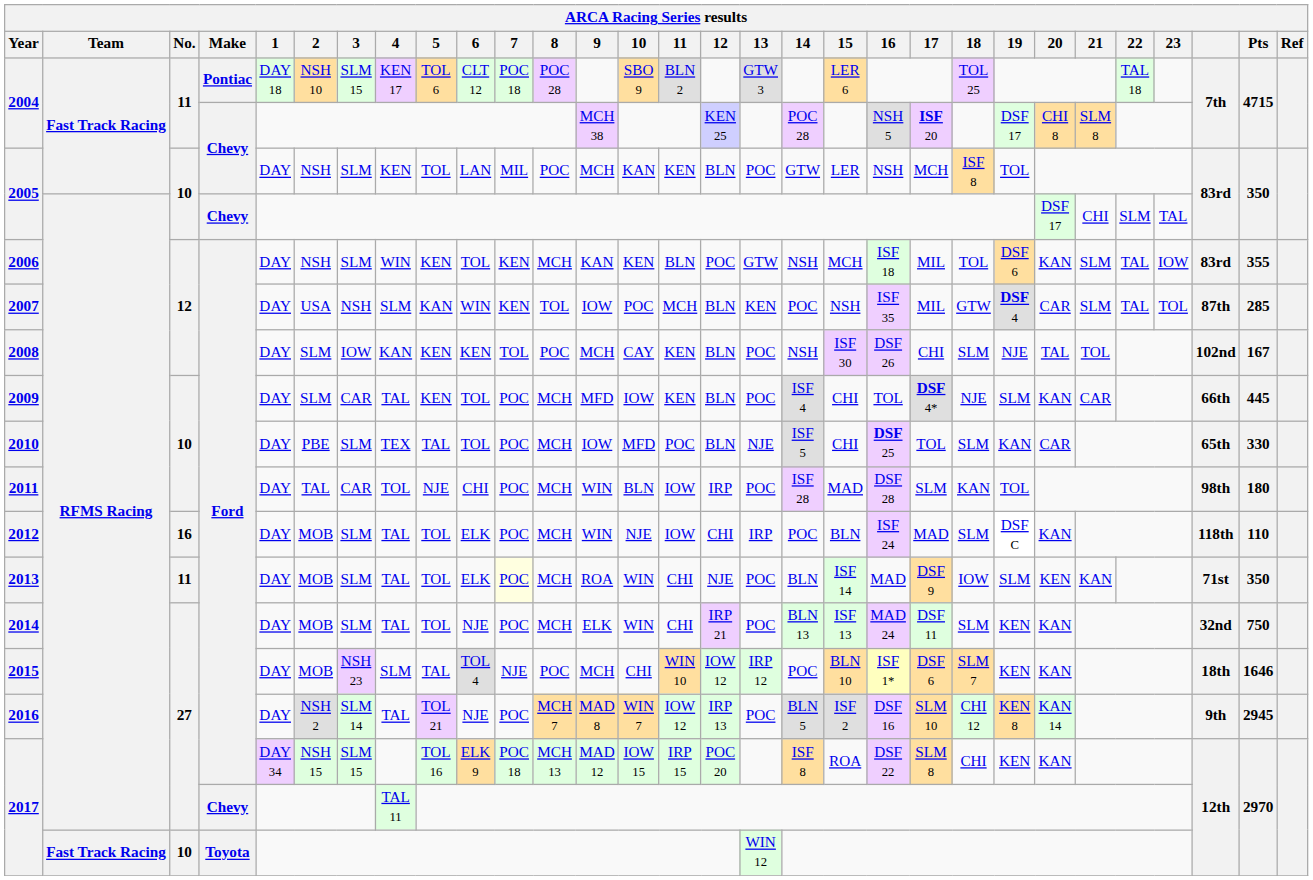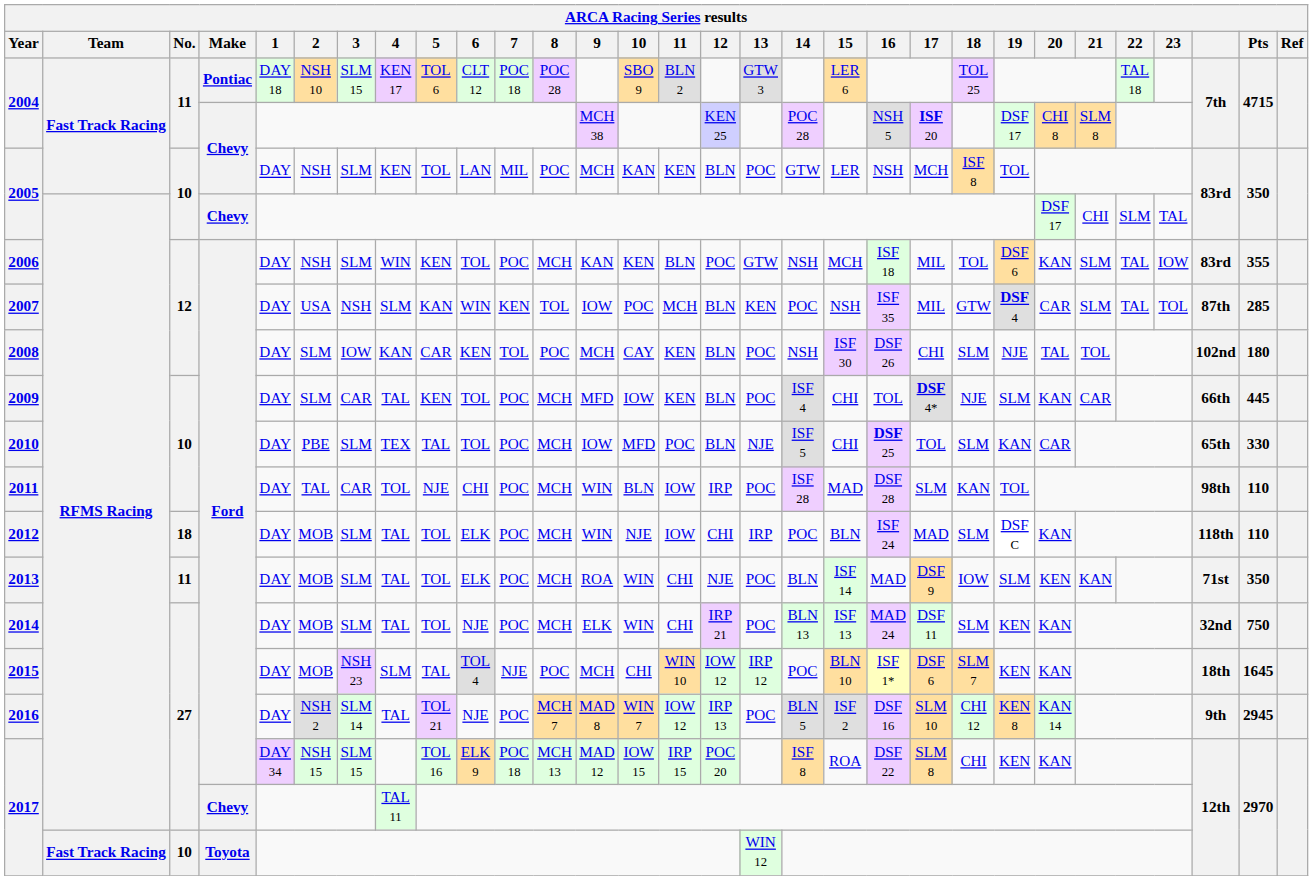(514, 261) KEN -> (514, 261) POC
(436, 352) KEN -> (436, 352) CAR
(1258, 352) 167 -> (1258, 352) 180
(1258, 488) 180 -> (1258, 488) 110
(184, 534) 16 -> (184, 534) 18
(514, 579) lightyellow background -> (514, 579) no background
(1258, 670) 1646 -> (1258, 670) 1645
